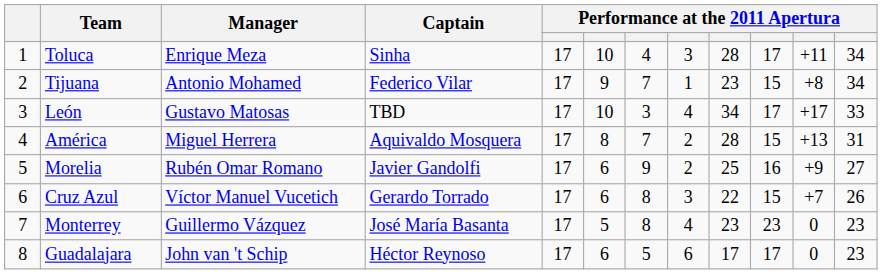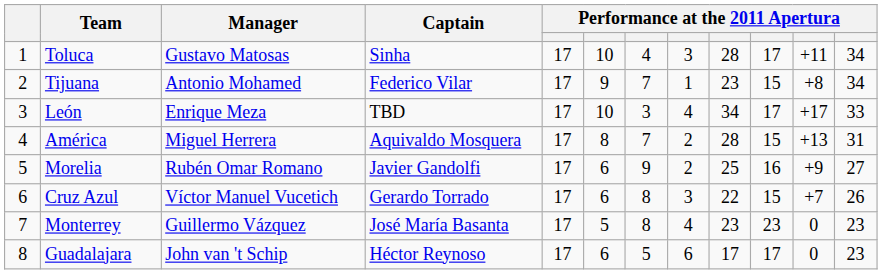(216, 55) Enrique Meza -> (227, 55) Gustavo Matosas
(227, 112) Gustavo Matosas -> (216, 112) Enrique Meza
